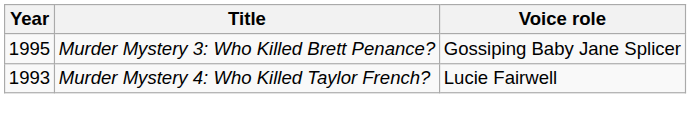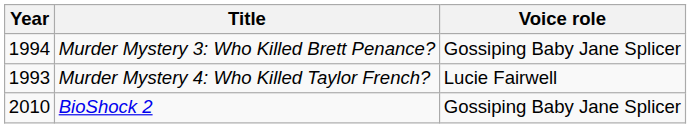(30, 48) 1995 -> (30, 48) 1994
+ row: (106, 107)
